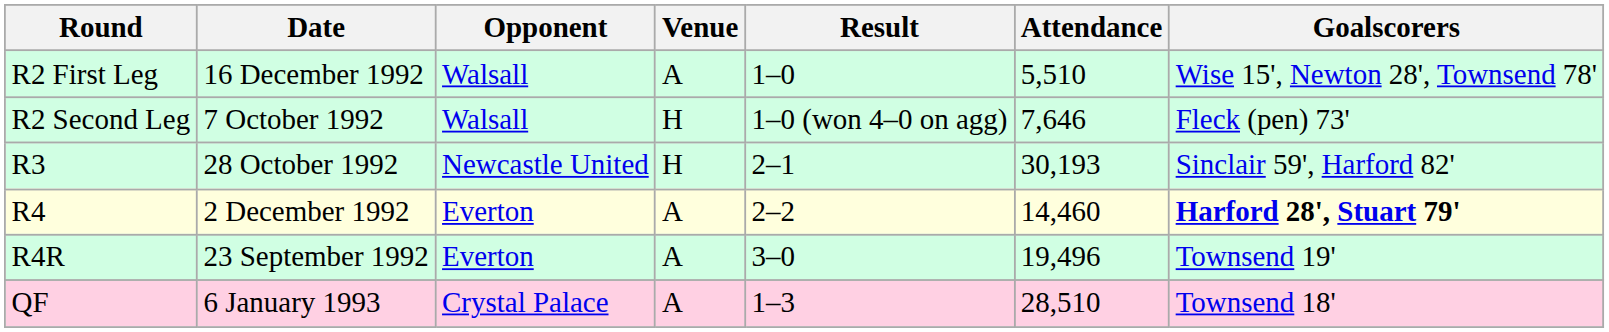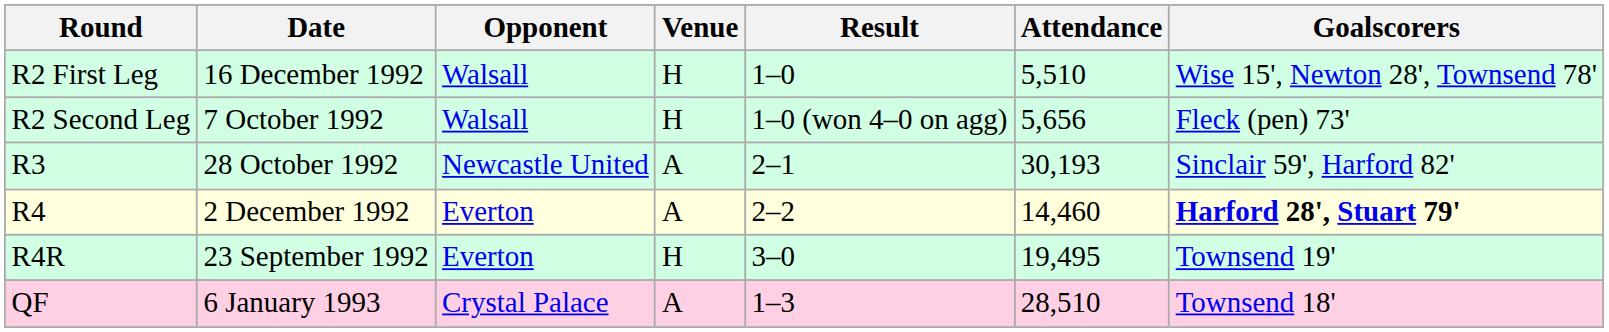(673, 73) A -> (673, 73) H
(1053, 119) 7,646 -> (1053, 119) 5,656
(673, 165) H -> (673, 165) A
(673, 257) A -> (673, 257) H
(1061, 257) 19,496 -> (1061, 257) 19,495
